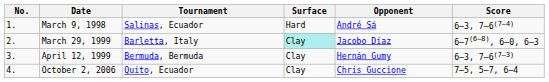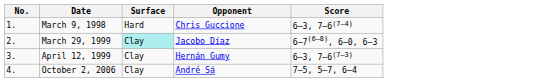- column: (203, 11)
(357, 25) André Sá -> (210, 25) Chris Guccione
(371, 71) Chris Guccione -> (195, 71) André Sá
